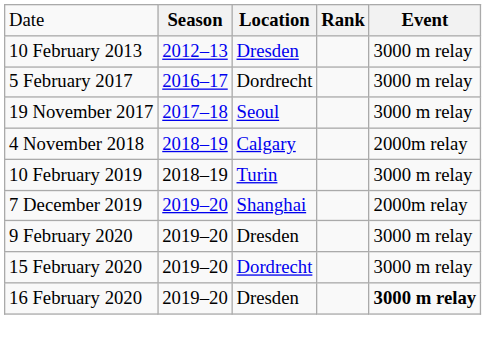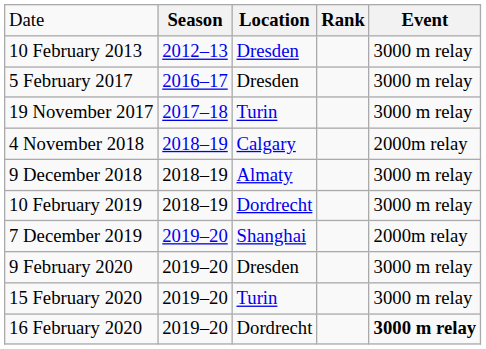(274, 82) Dordrecht -> (268, 82) Dresden
(258, 112) Seoul -> (257, 112) Turin
+ row: (76, 174)
(257, 174) Turin -> (274, 205) Dordrecht
(274, 267) Dordrecht -> (257, 298) Turin
(268, 298) Dresden -> (274, 329) Dordrecht
